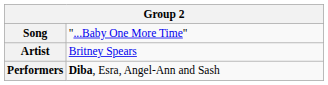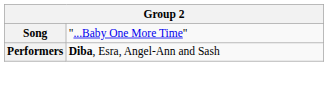- row: (35, 52)
